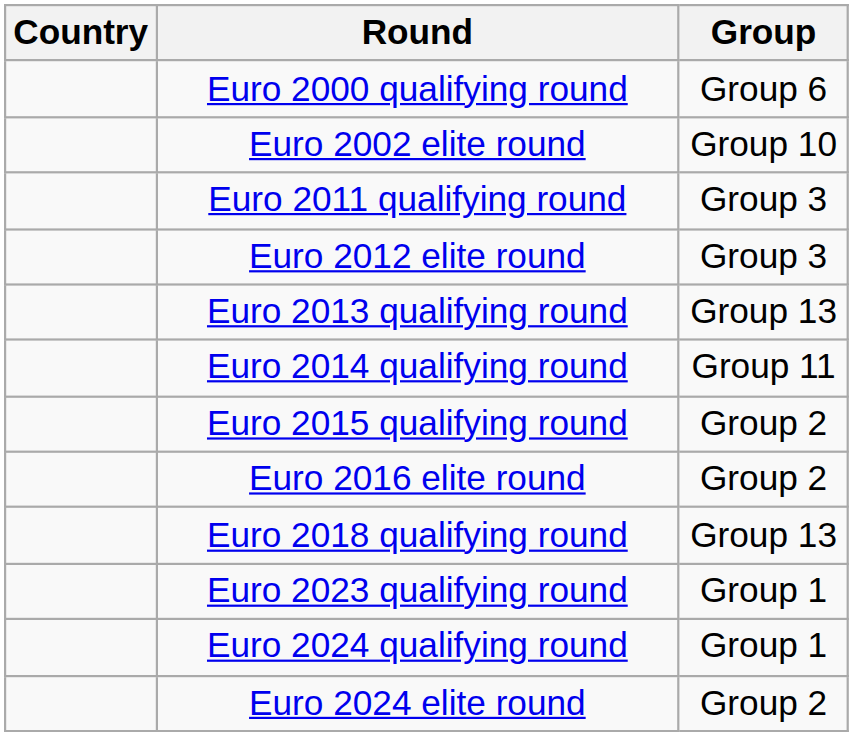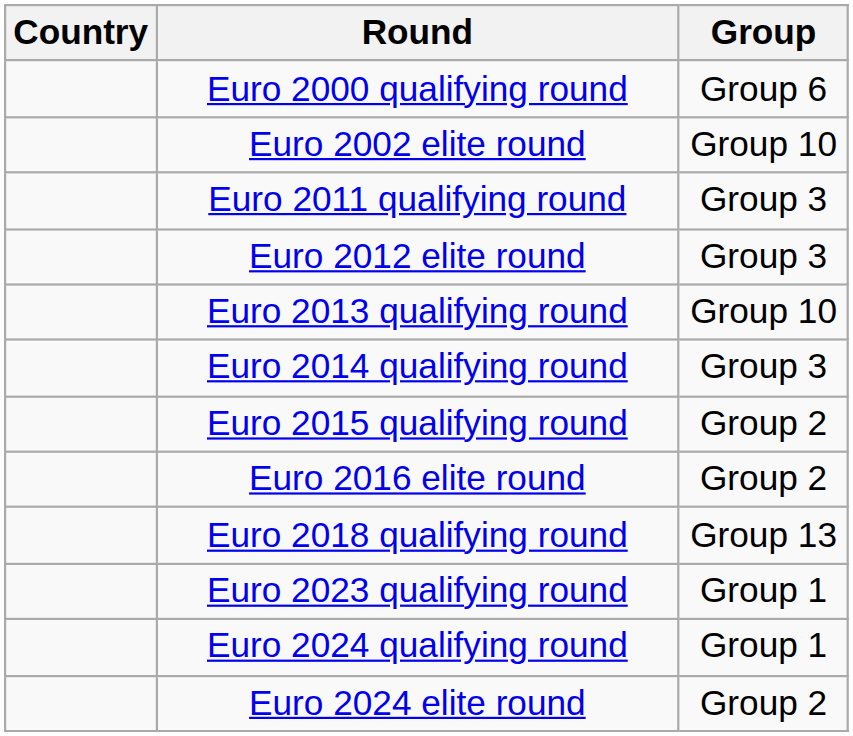(764, 311) Group 13 -> (764, 311) Group 10
(764, 367) Group 11 -> (764, 367) Group 3
